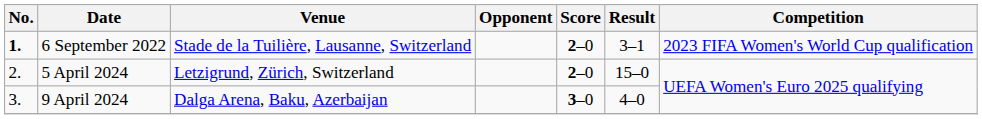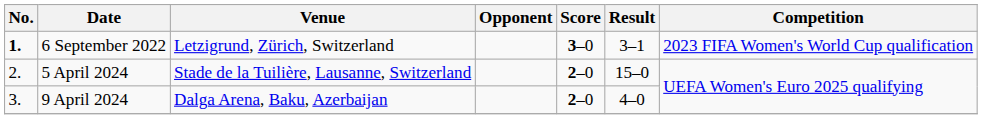(323, 45) Stade de la Tuilière, Lausanne, Switzerland -> (284, 45) Letzigrund, Zürich, Switzerland
(581, 45) 2–0 -> (581, 45) 3–0
(284, 72) Letzigrund, Zürich, Switzerland -> (323, 72) Stade de la Tuilière, Lausanne, Switzerland
(581, 99) 3–0 -> (581, 99) 2–0
